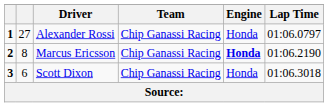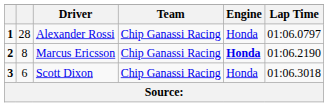(24, 34) 27 -> (24, 34) 28
